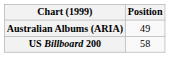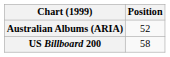(145, 28) 49 -> (145, 28) 52
